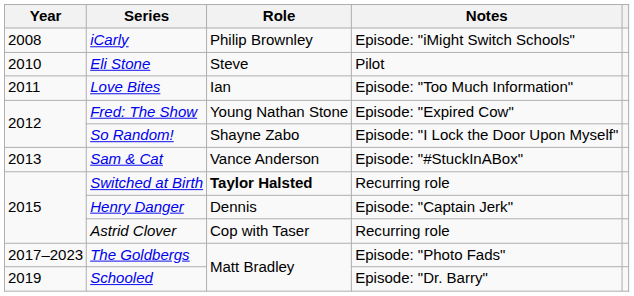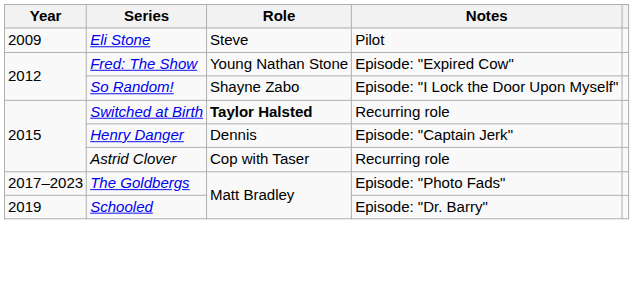- row: (109, 40)
(25, 64) 2010 -> (25, 40) 2009
- row: (125, 87)
- row: (127, 159)
